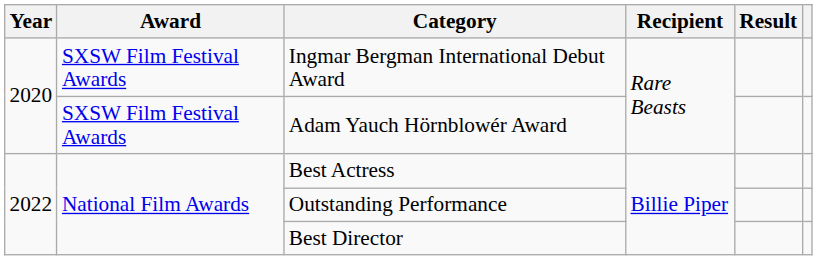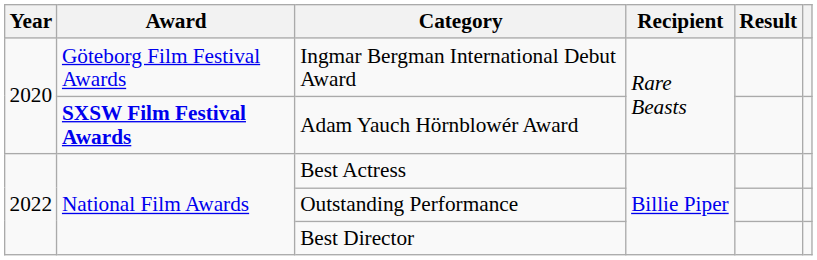(150, 67) SXSW Film Festival Awards -> (161, 67) Göteborg Film Festival Awards
(150, 124) normal -> (154, 124) bold
